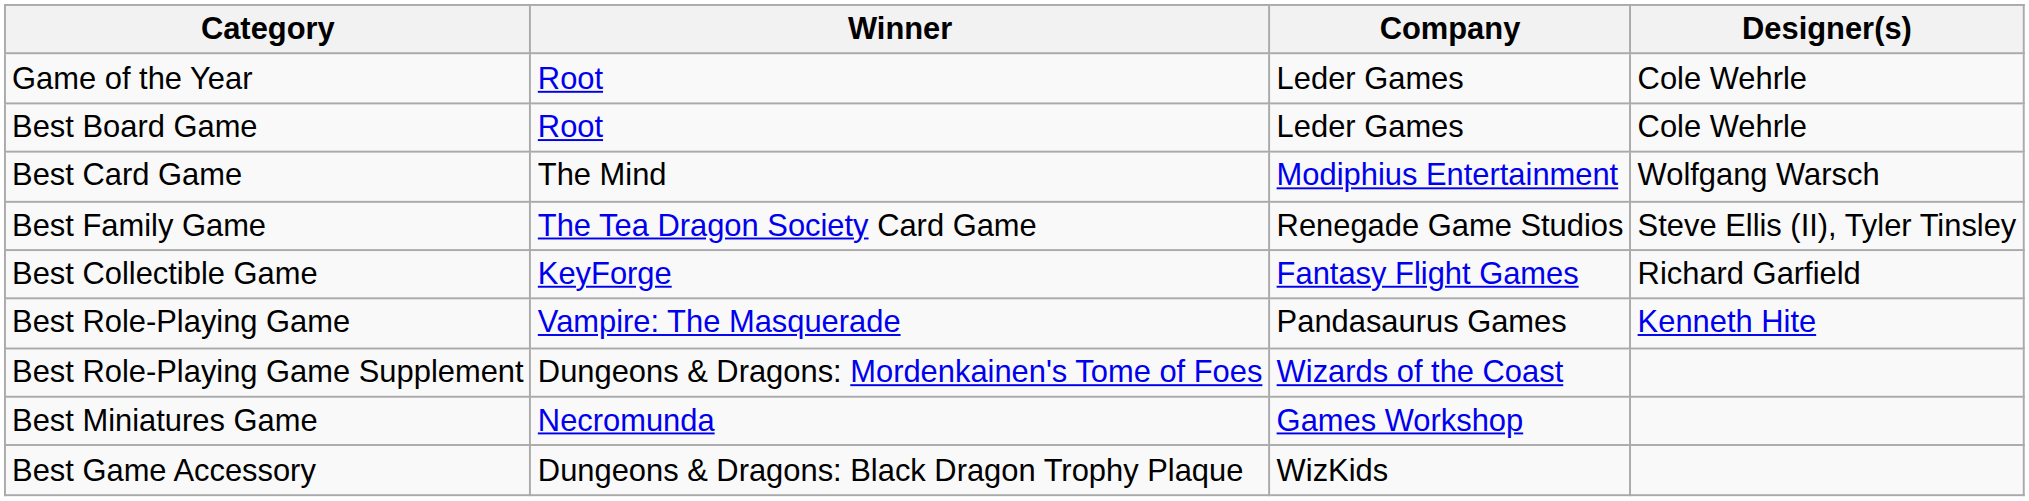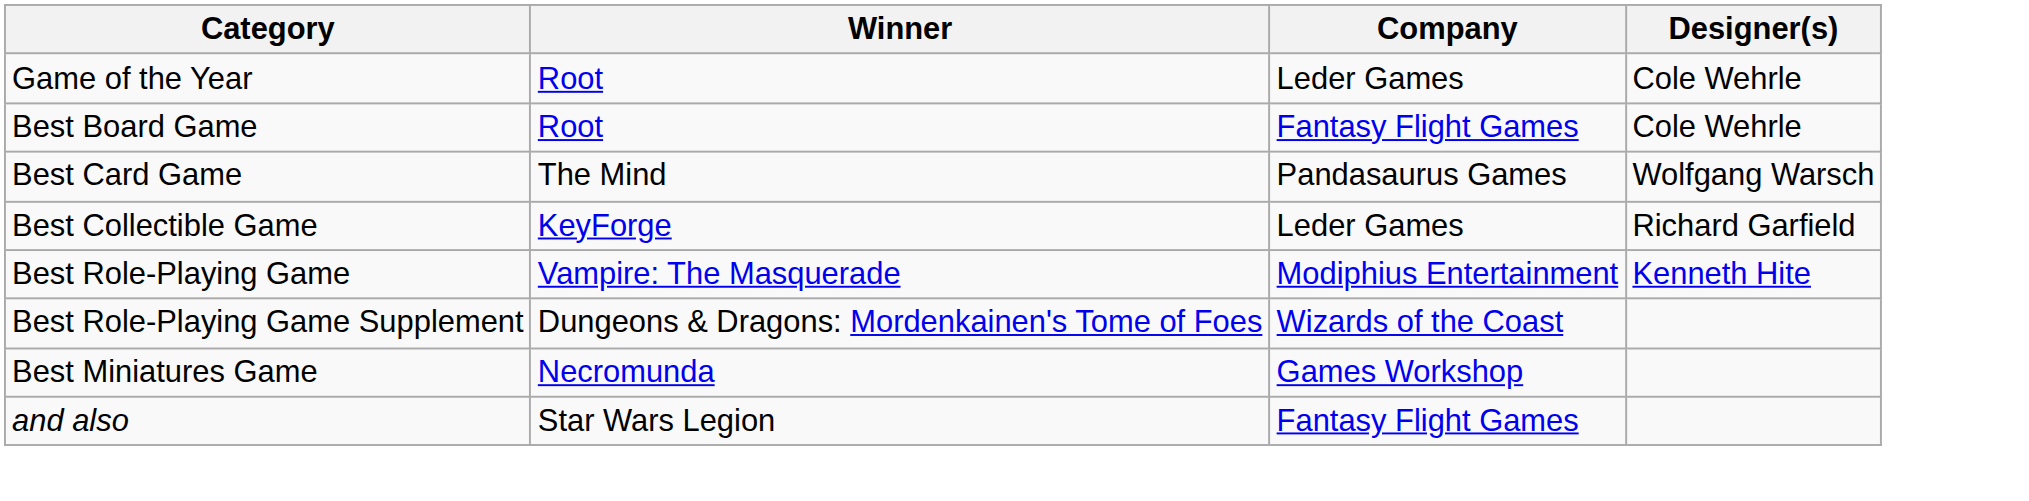(1370, 126) Leder Games -> (1428, 126) Fantasy Flight Games
(1447, 175) Modiphius Entertainment -> (1422, 175) Pandasaurus Games
- row: (139, 224)
(1428, 273) Fantasy Flight Games -> (1370, 224) Leder Games
(1422, 322) Pandasaurus Games -> (1447, 273) Modiphius Entertainment
+ row: (70, 420)
- row: (164, 469)
